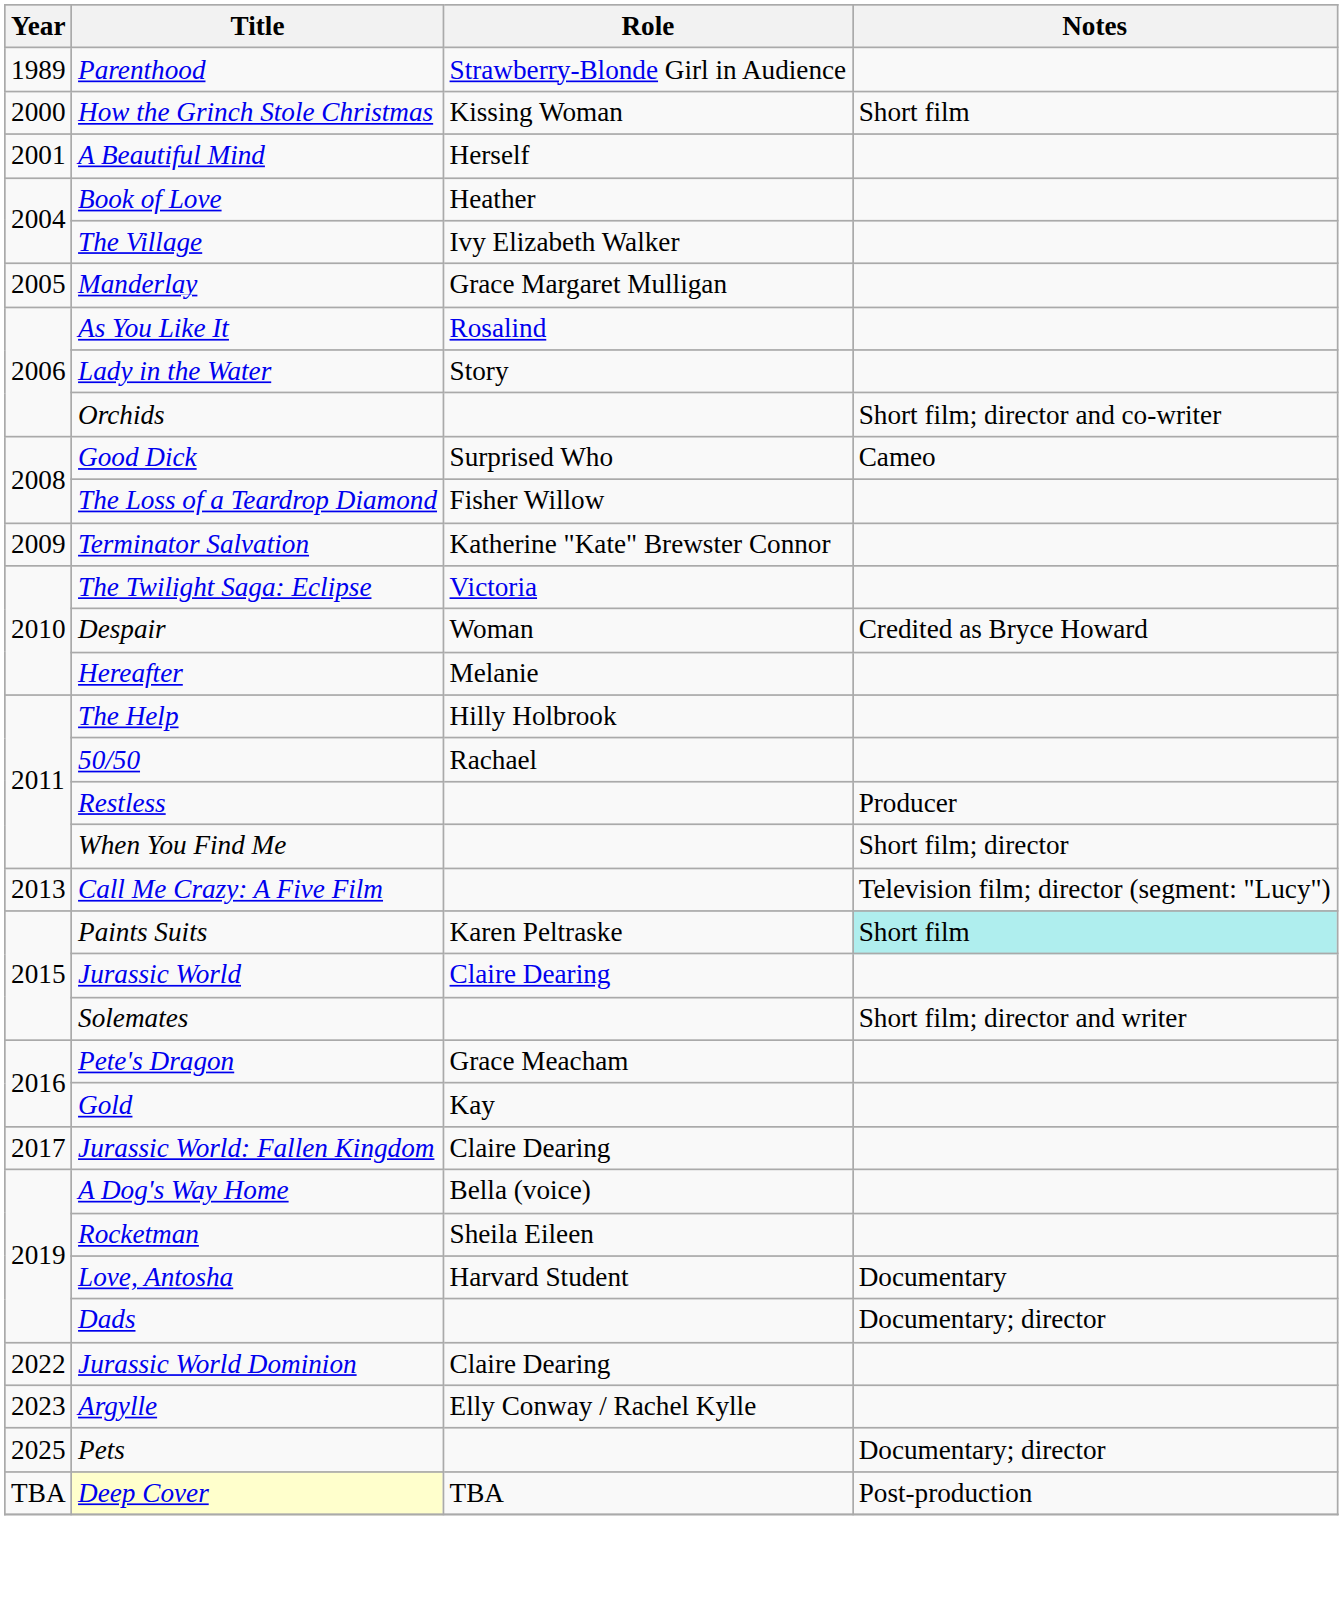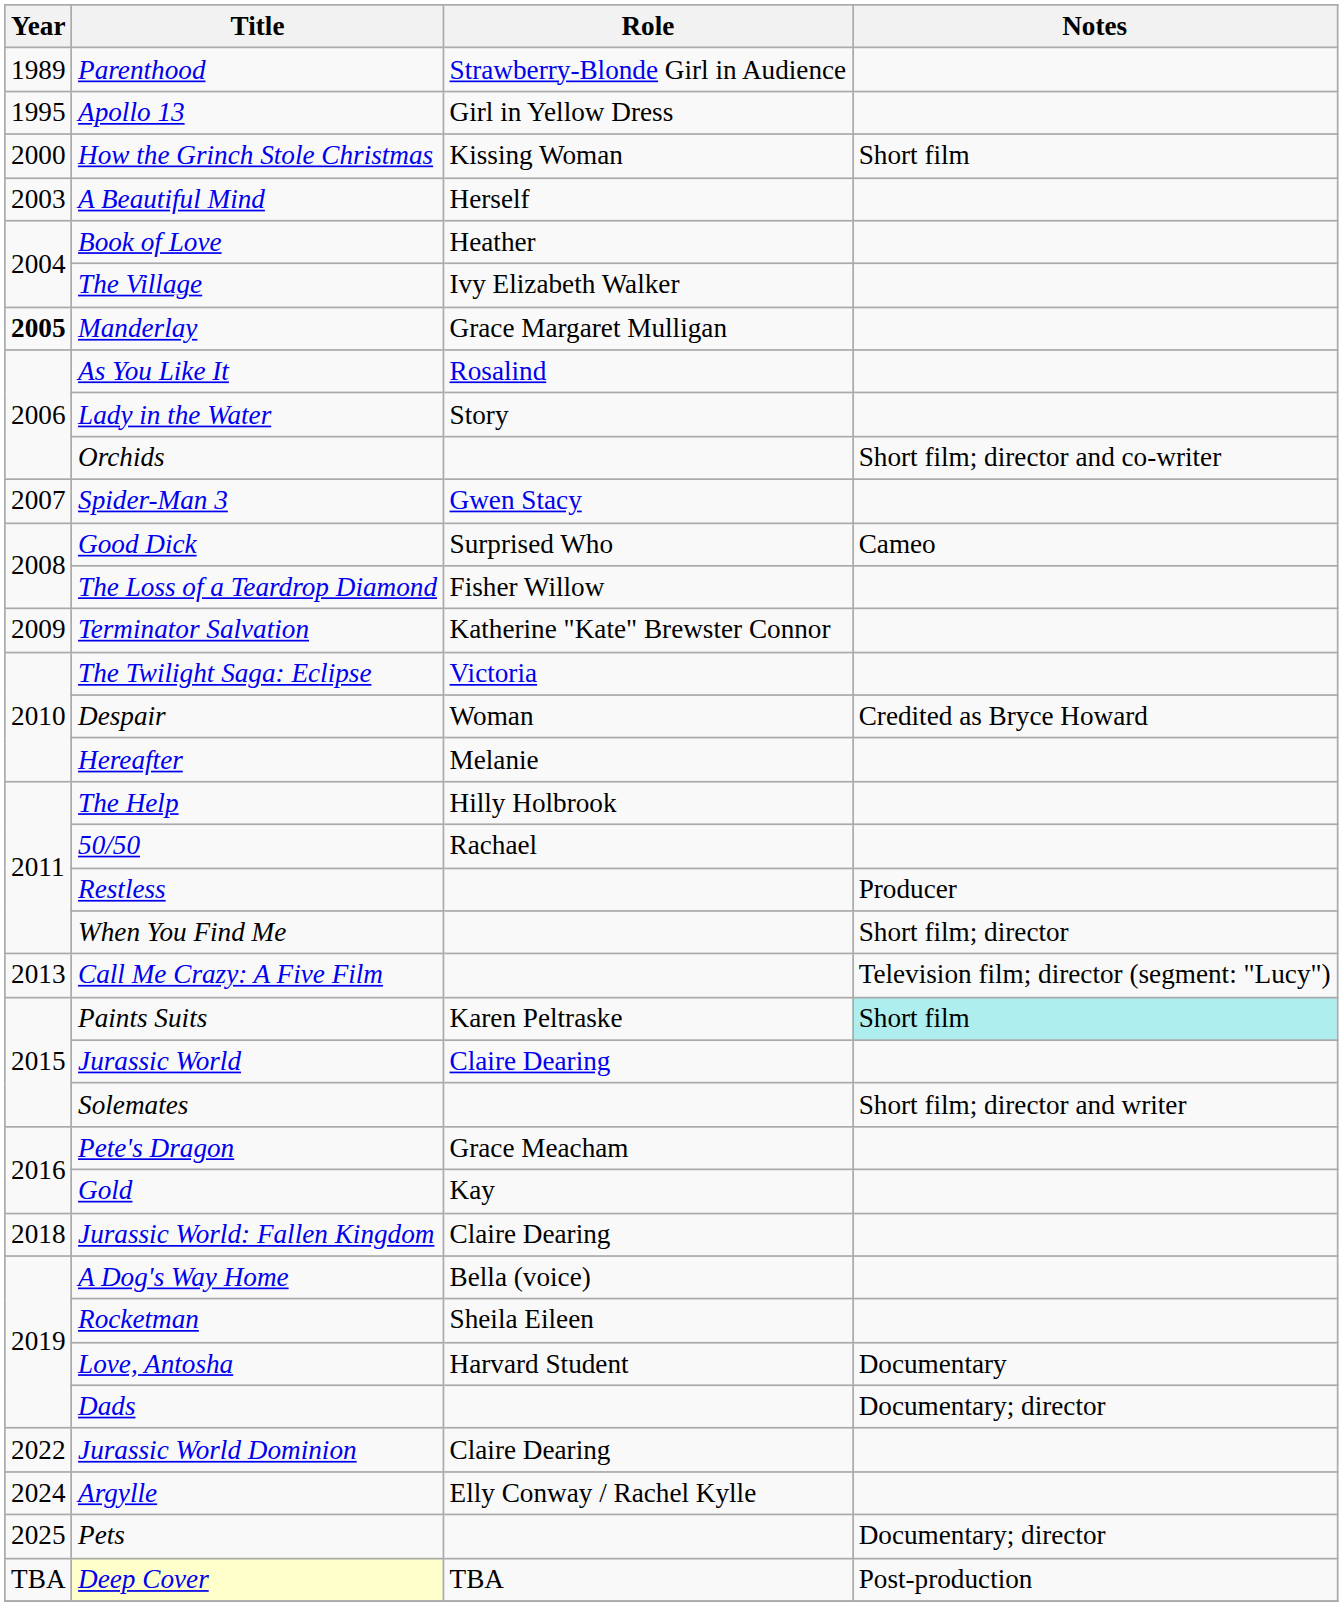+ row: (131, 112)
(38, 155) 2001 -> (38, 198) 2003
(38, 284) normal -> (38, 328) bold
+ row: (153, 500)
(38, 1147) 2017 -> (38, 1233) 2018
(38, 1406) 2023 -> (38, 1492) 2024
